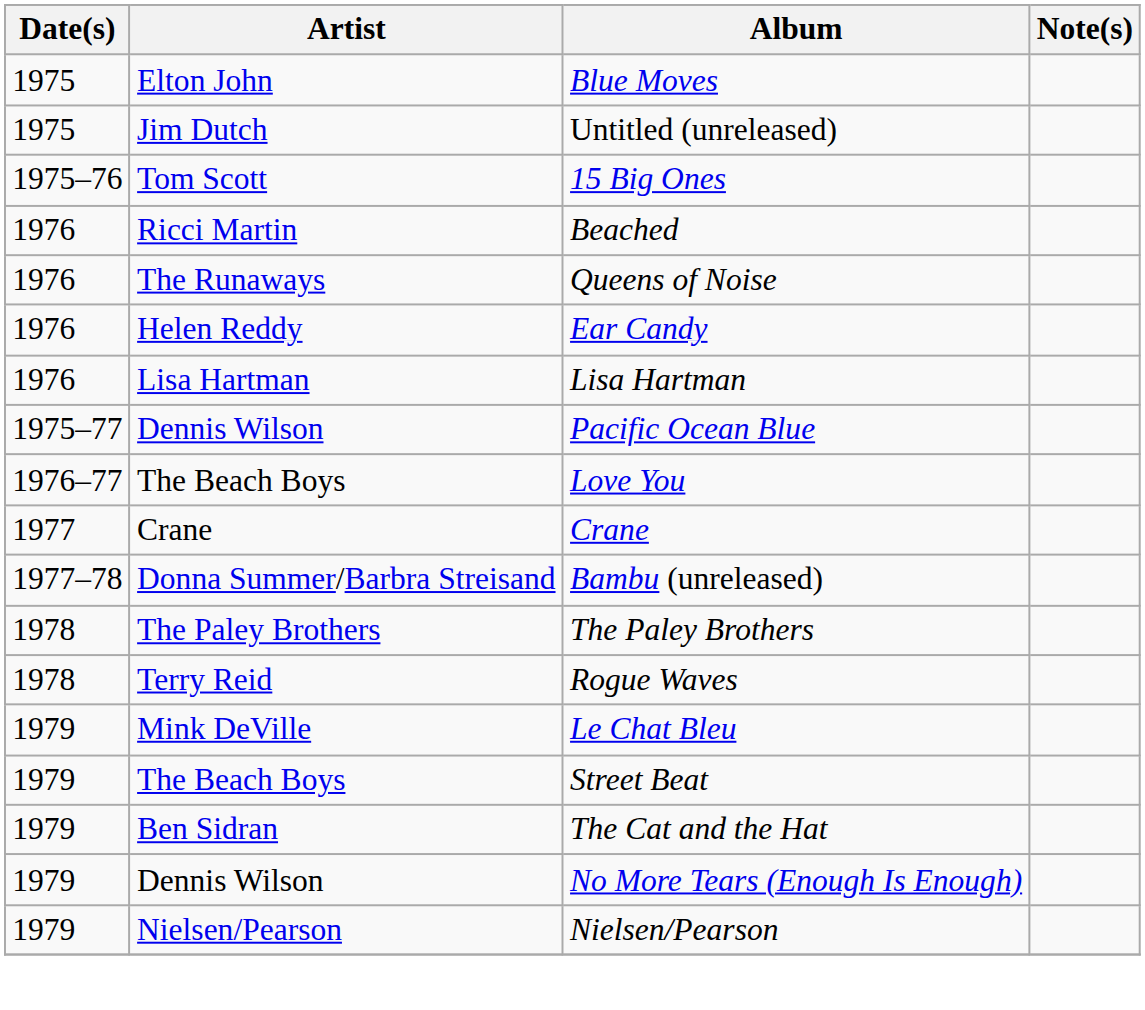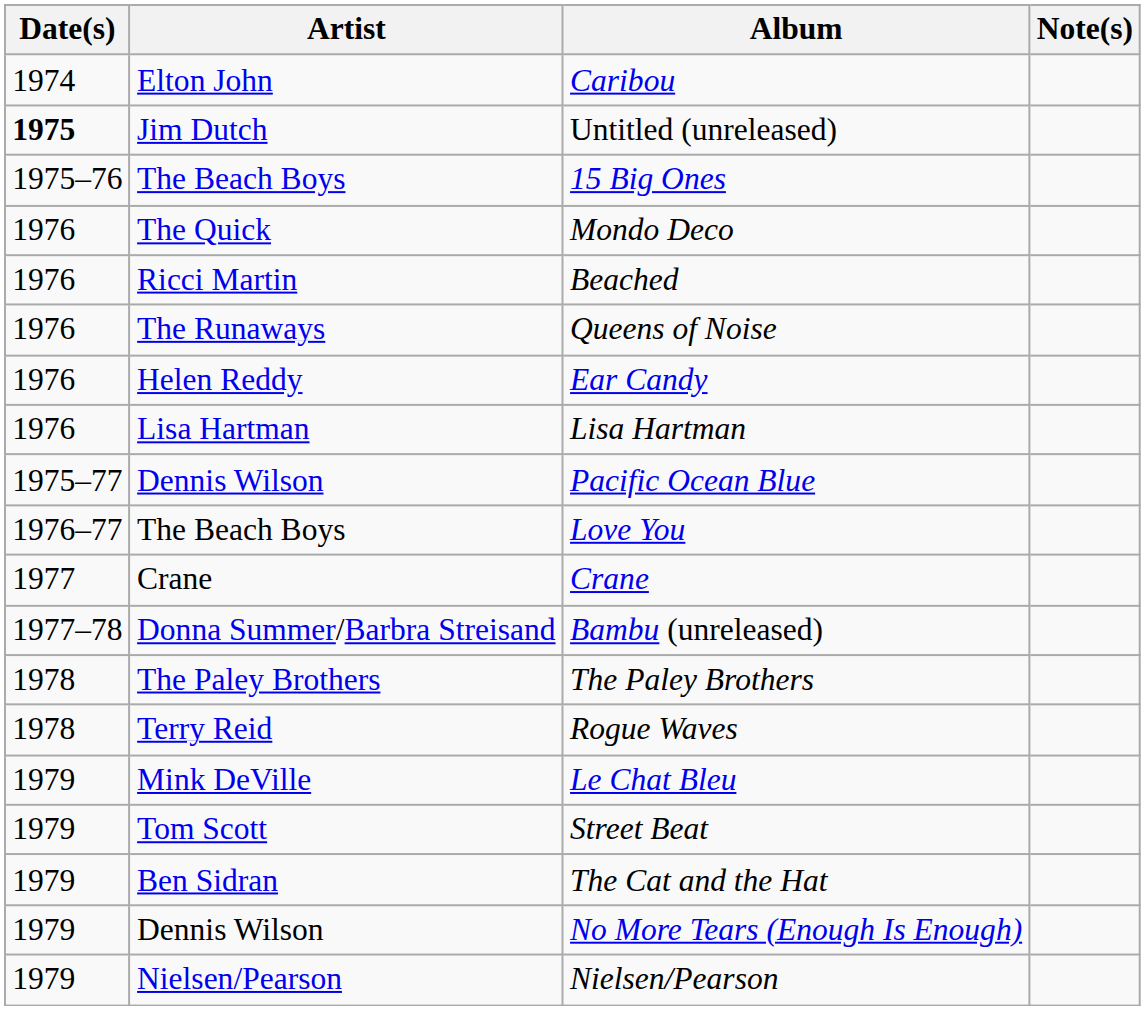+ row: (623, 79)
- row: (644, 79)
(44, 129) normal -> (44, 129) bold
(202, 179) Tom Scott -> (241, 179) The Beach Boys
+ row: (652, 229)
(241, 779) The Beach Boys -> (202, 829) Tom Scott
